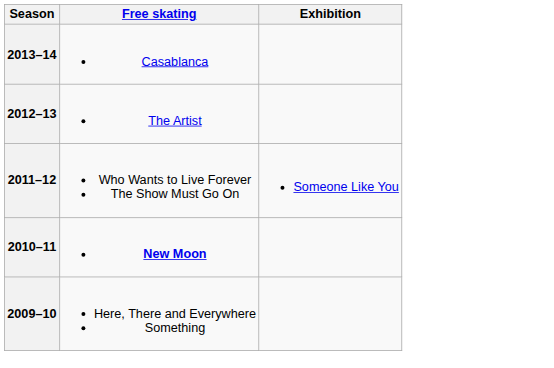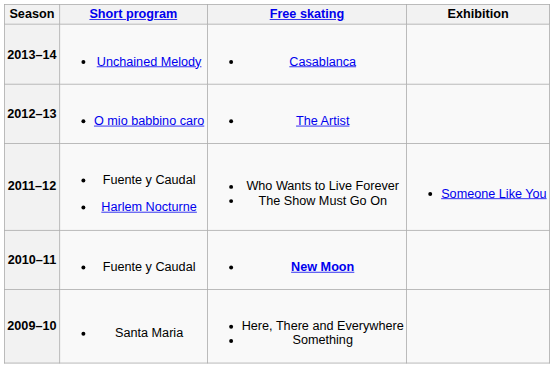+ column: (133, 14)
